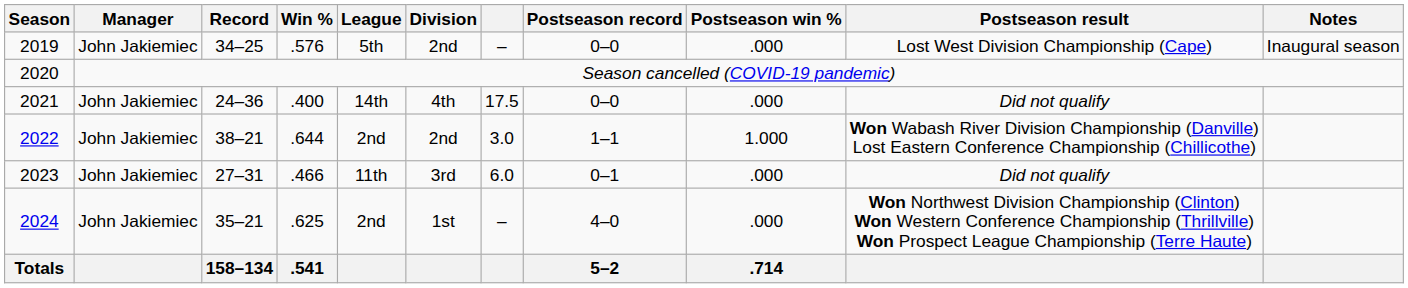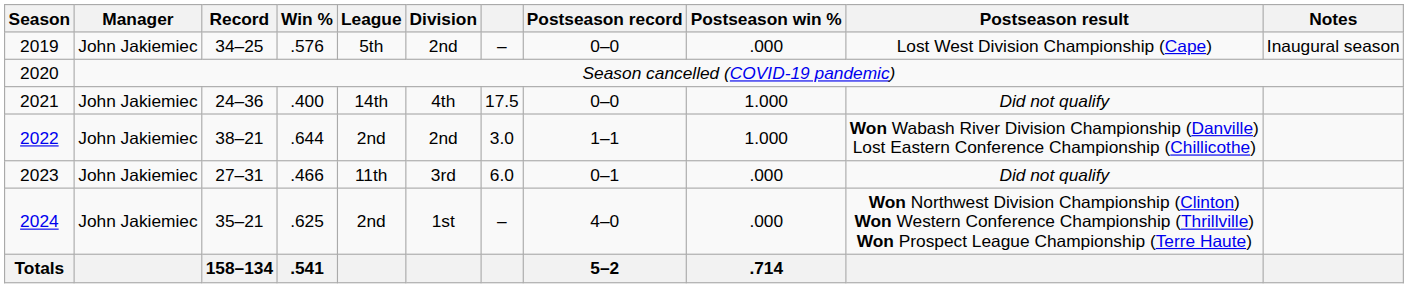(766, 101) .000 -> (766, 101) 1.000
